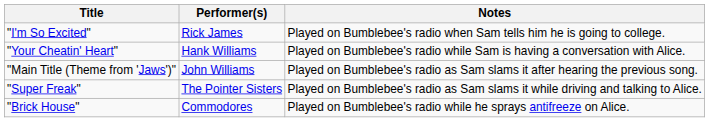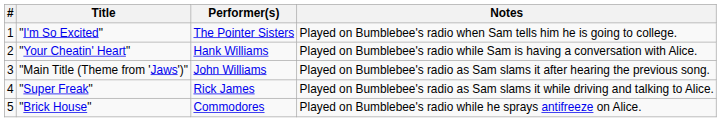+ column: (10, 13)
(212, 32) Rick James -> (244, 32) The Pointer Sisters
(232, 88) The Pointer Sisters -> (224, 88) Rick James
